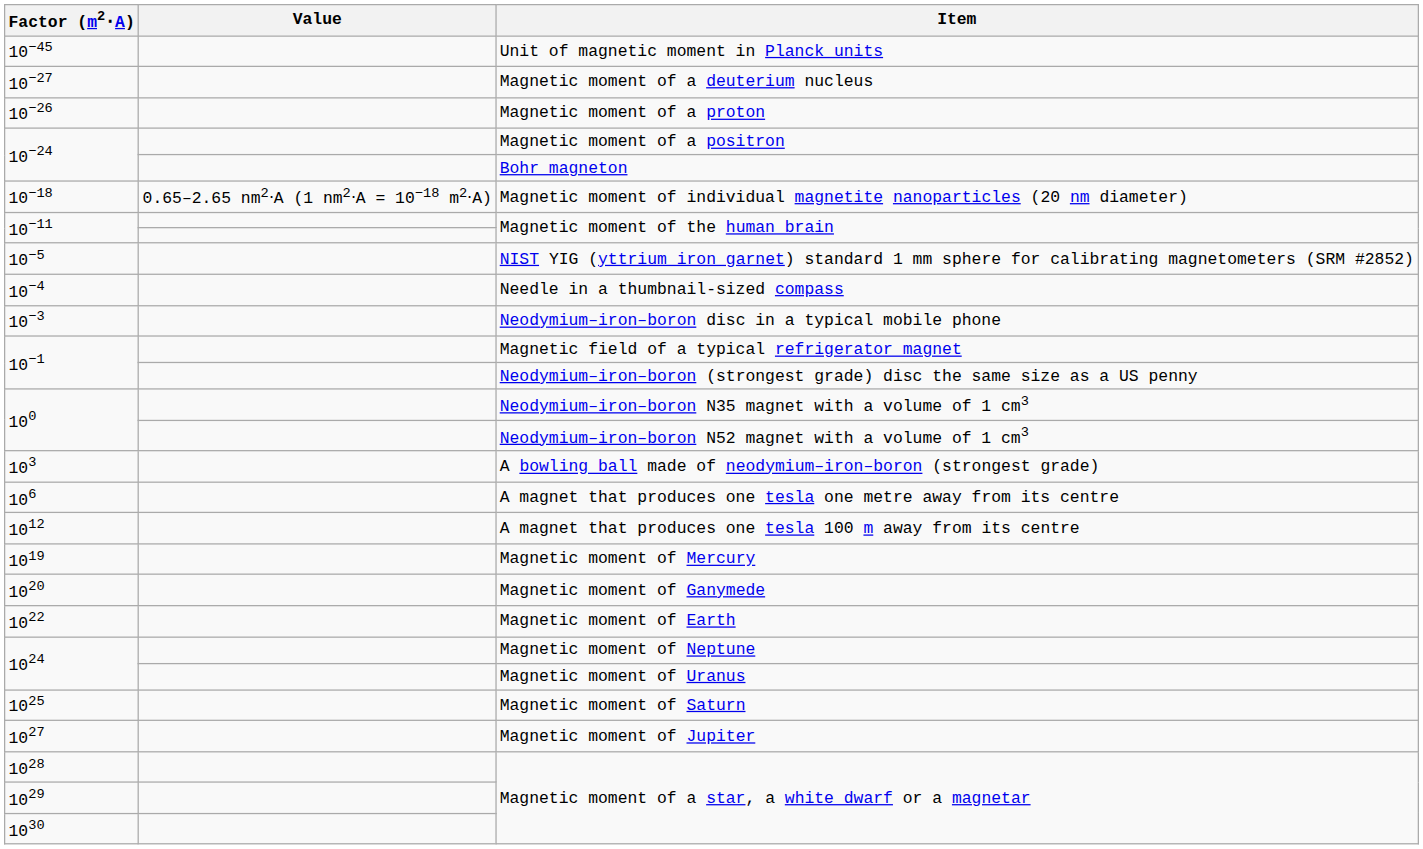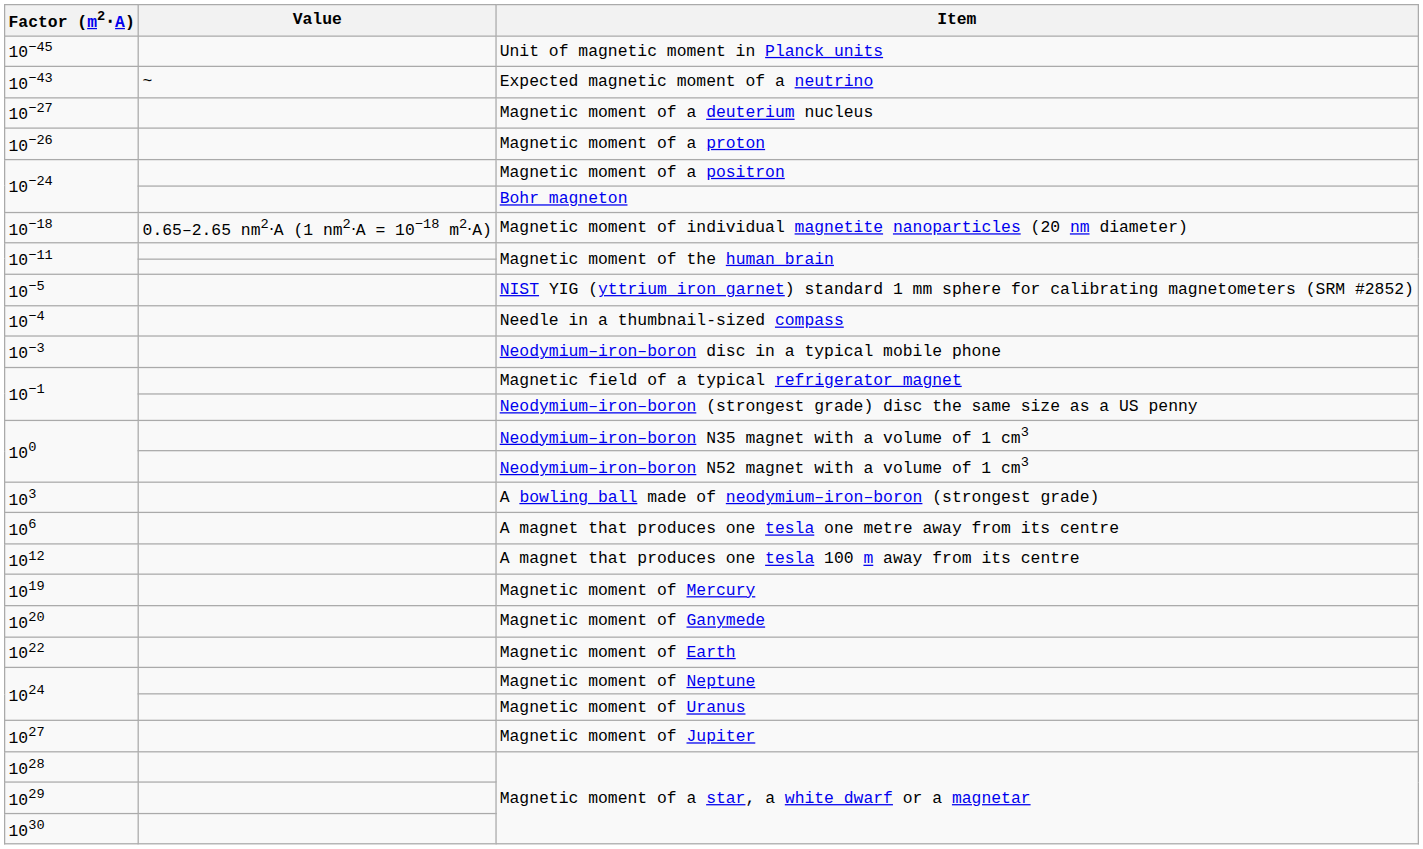+ row: (31, 82)
- row: (27, 705)
